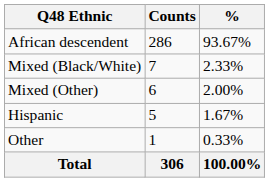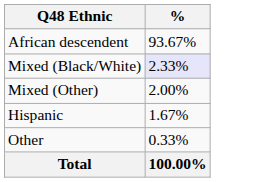- column: (172, 16)
(223, 66) no background -> (168, 66) lavender background
